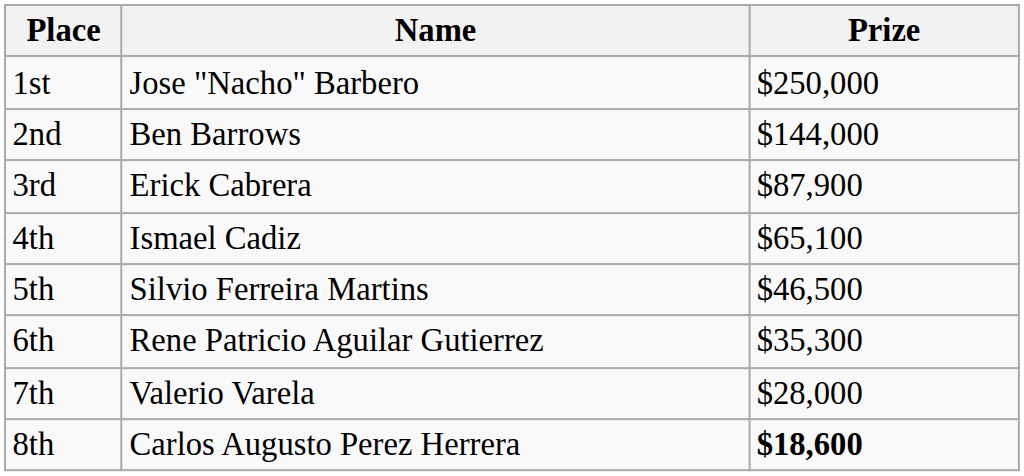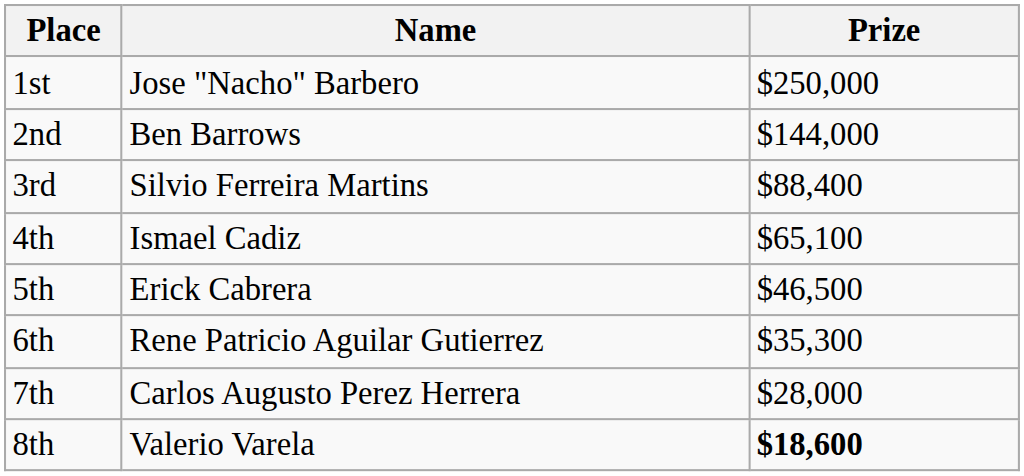(221, 185) Erick Cabrera -> (279, 185) Silvio Ferreira Martins
(810, 185) $87,900 -> (810, 185) $88,400
(279, 289) Silvio Ferreira Martins -> (221, 289) Erick Cabrera
(222, 392) Valerio Varela -> (325, 392) Carlos Augusto Perez Herrera
(325, 444) Carlos Augusto Perez Herrera -> (222, 444) Valerio Varela
